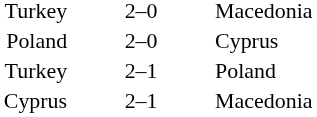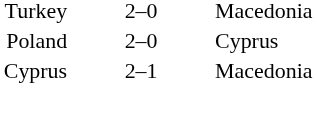- row: (36, 71)
